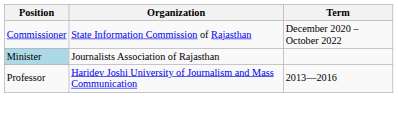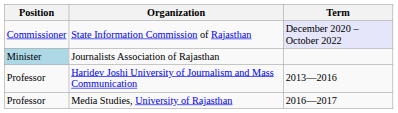(322, 34) no background -> (322, 34) lavender background
+ row: (152, 100)
